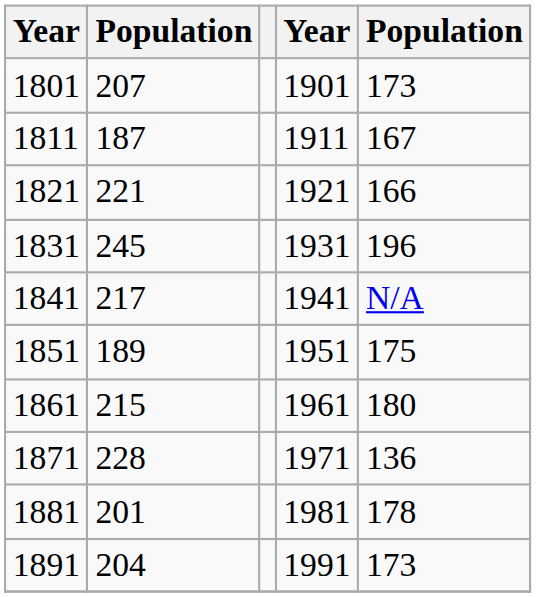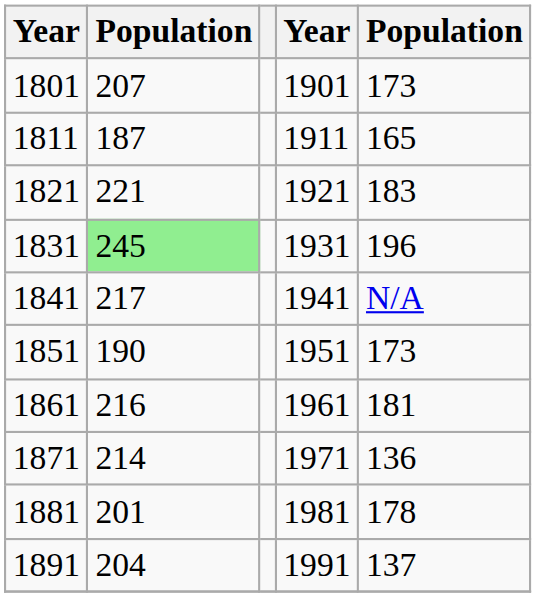(391, 138) 167 -> (391, 138) 165
(391, 191) 166 -> (391, 191) 183
(121, 244) no background -> (121, 244) lightgreen background
(121, 351) 189 -> (121, 351) 190
(391, 351) 175 -> (391, 351) 173
(121, 404) 215 -> (121, 404) 216
(391, 404) 180 -> (391, 404) 181
(121, 458) 228 -> (121, 458) 214
(391, 564) 173 -> (391, 564) 137
